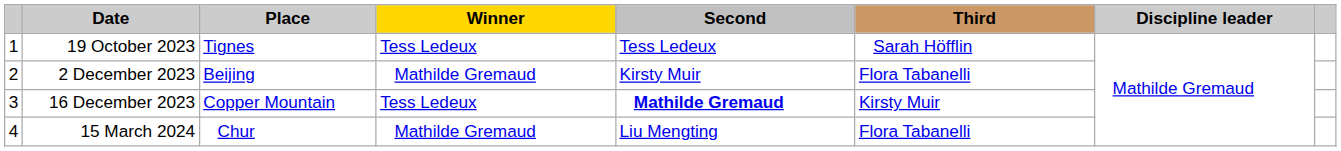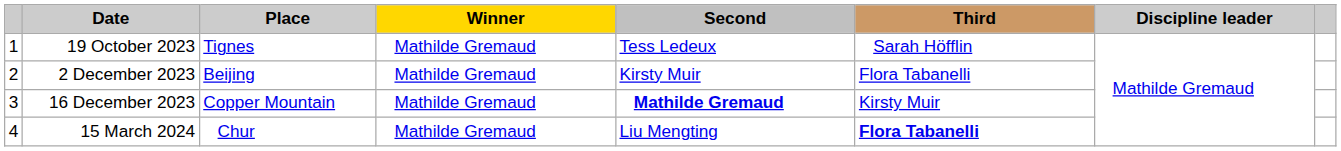(428, 46) Tess Ledeux -> (458, 46) Mathilde Gremaud
(428, 102) Tess Ledeux -> (458, 102) Mathilde Gremaud
(915, 130) normal -> (919, 130) bold
